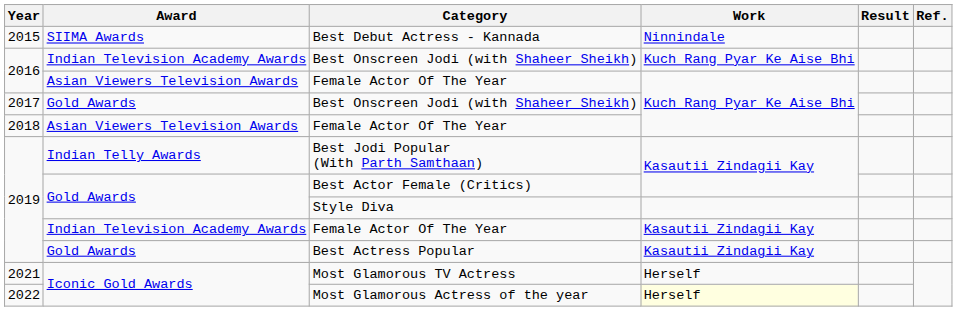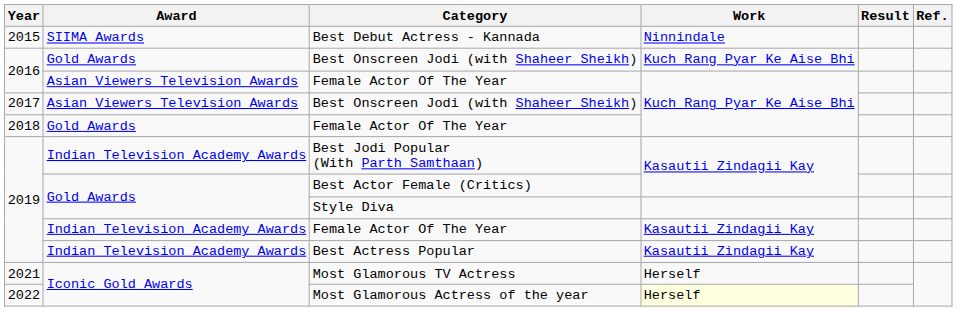(176, 60) Indian Television Academy Awards -> (91, 60) Gold Awards
(91, 104) Gold Awards -> (172, 104) Asian Viewers Television Awards
(172, 126) Asian Viewers Television Awards -> (91, 126) Gold Awards
(124, 156) Indian Telly Awards -> (176, 156) Indian Television Academy Awards
(91, 251) Gold Awards -> (176, 251) Indian Television Academy Awards
